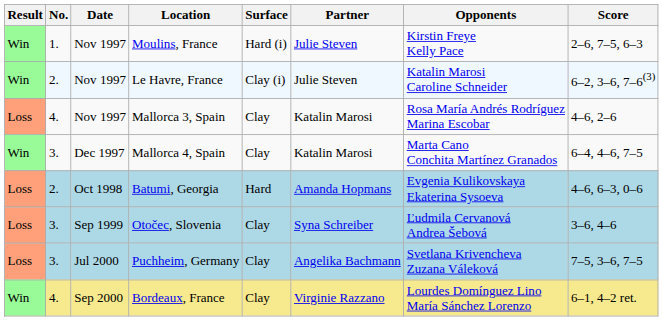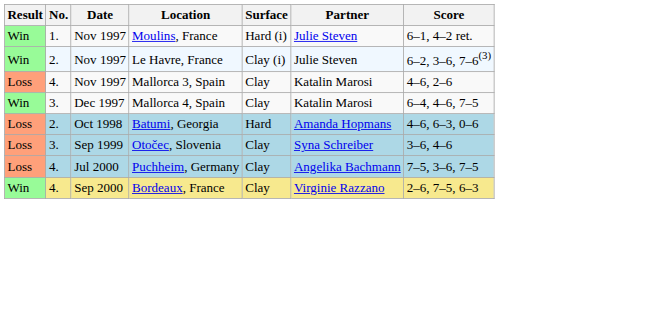- column: (486, 14)
(607, 43) 2–6, 7–5, 6–3 -> (440, 35) 6–1, 4–2 ret.
(54, 260) 3. -> (54, 166) 4.
(604, 297) 6–1, 4–2 ret. -> (443, 187) 2–6, 7–5, 6–3
